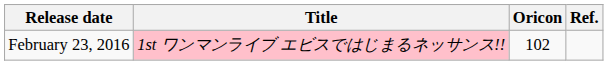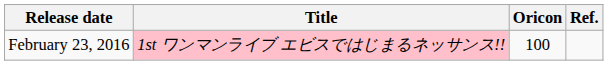(538, 45) 102 -> (538, 45) 100
